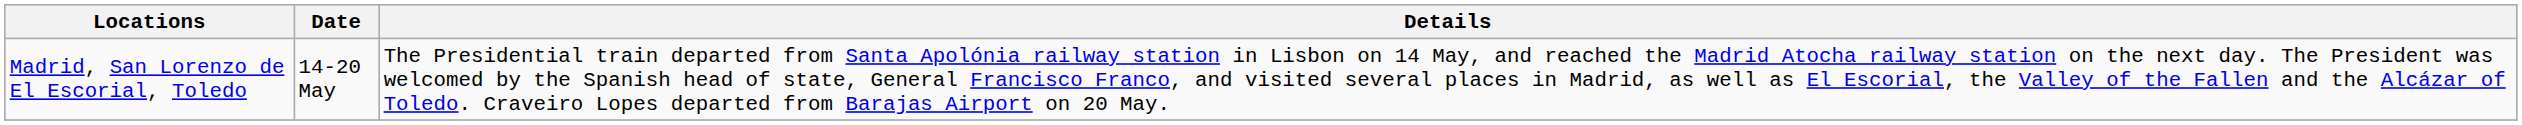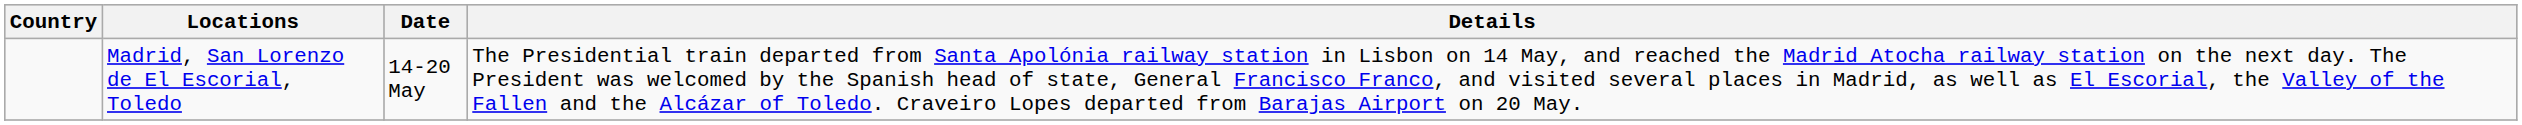+ column: (53, 22)
